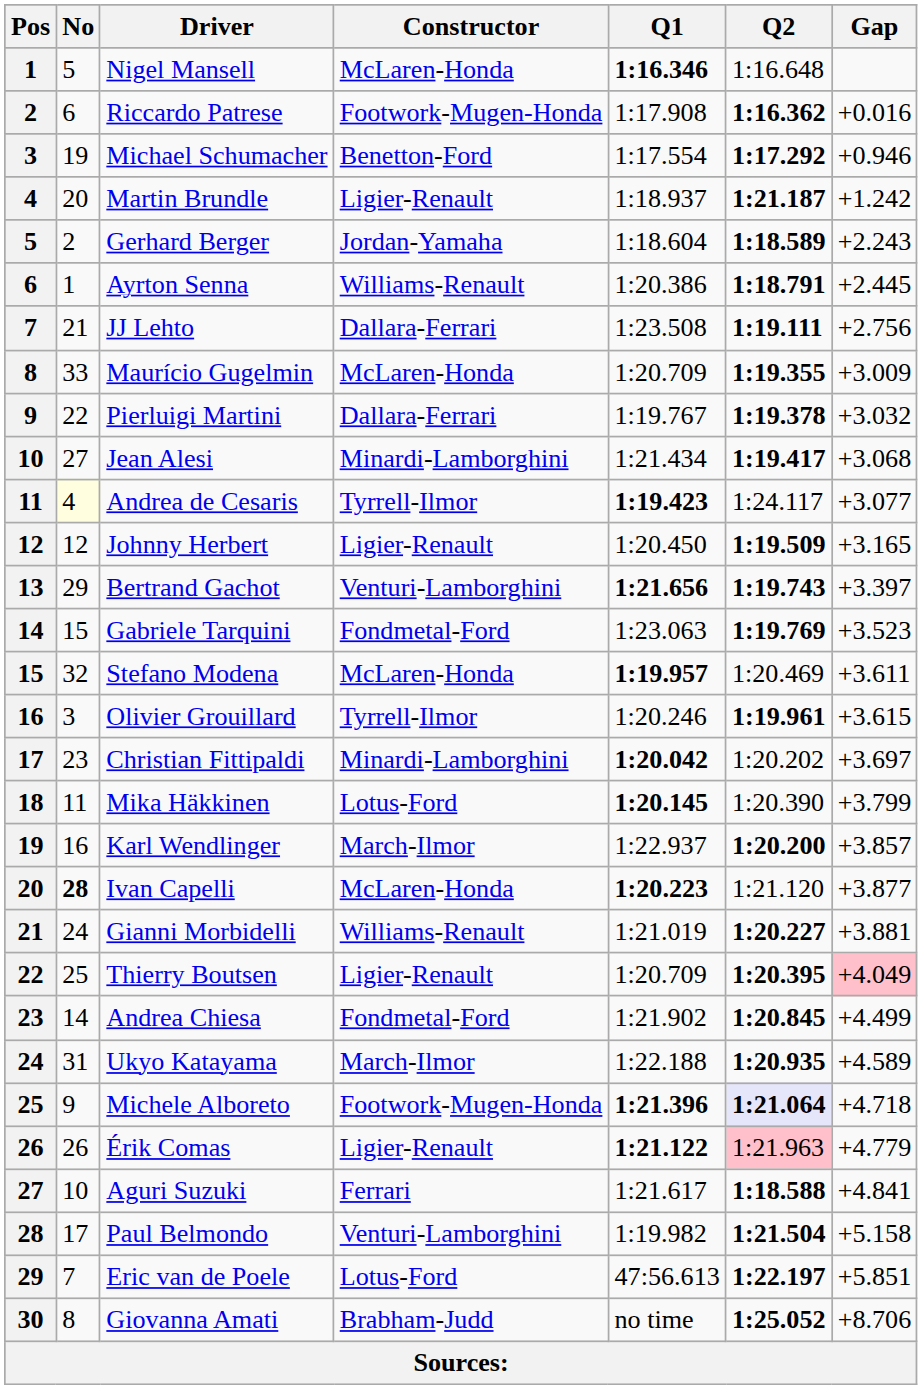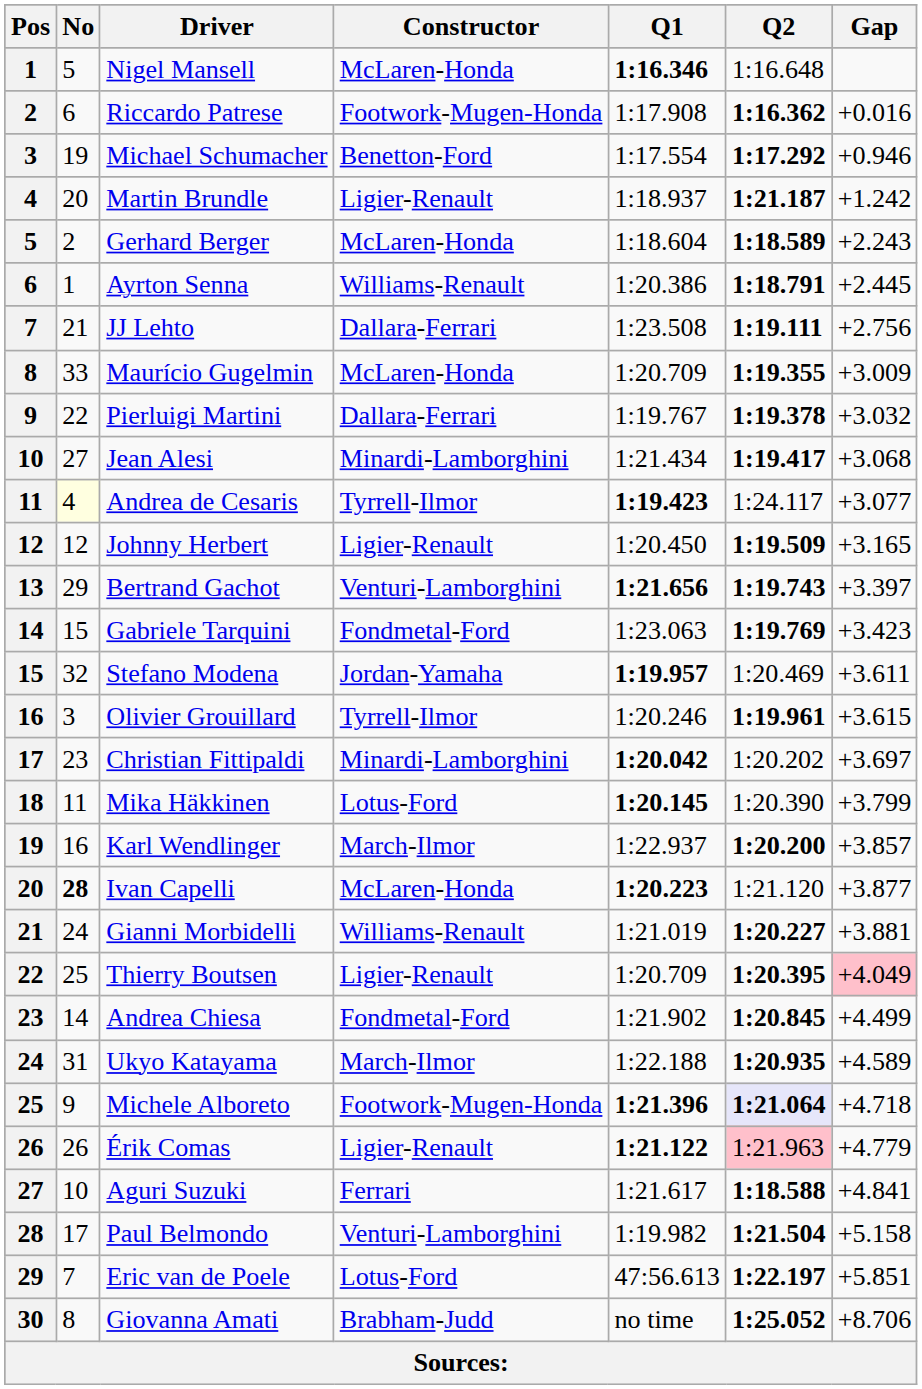(421, 241) Jordan-Yamaha -> (427, 241) McLaren-Honda
(874, 629) +3.523 -> (874, 629) +3.423
(427, 672) McLaren-Honda -> (421, 672) Jordan-Yamaha
